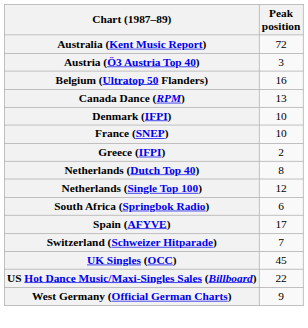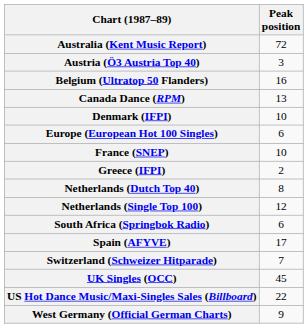+ row: (132, 134)
